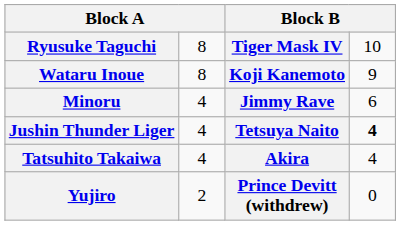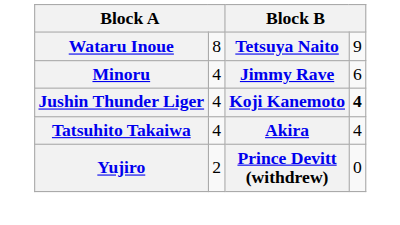- row: (92, 46)
(287, 74) Koji Kanemoto -> (287, 46) Tetsuya Naito
(287, 130) Tetsuya Naito -> (287, 102) Koji Kanemoto
